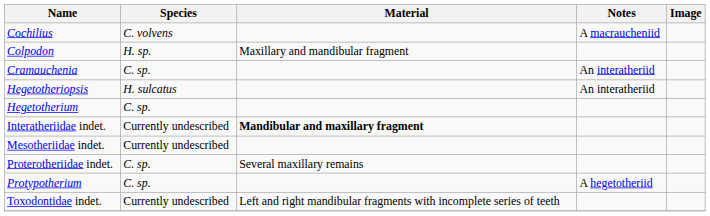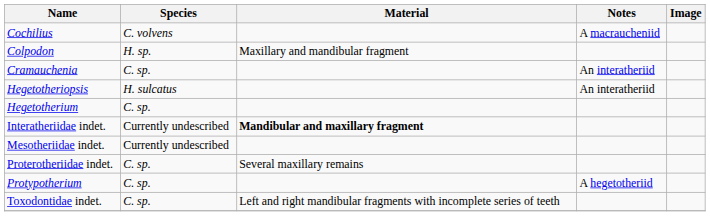(176, 201) Currently undescribed -> (137, 201) C. sp.
